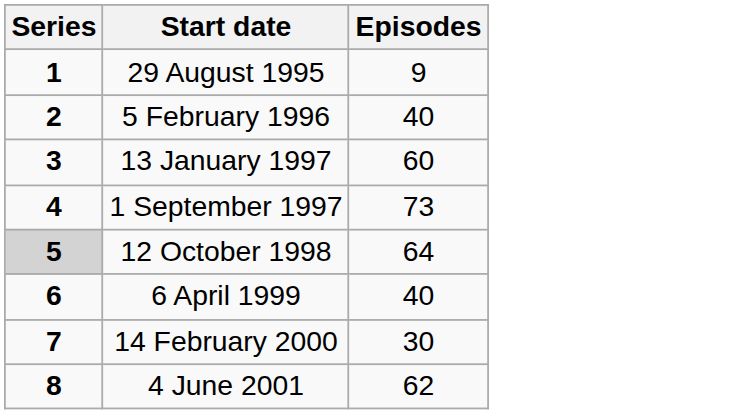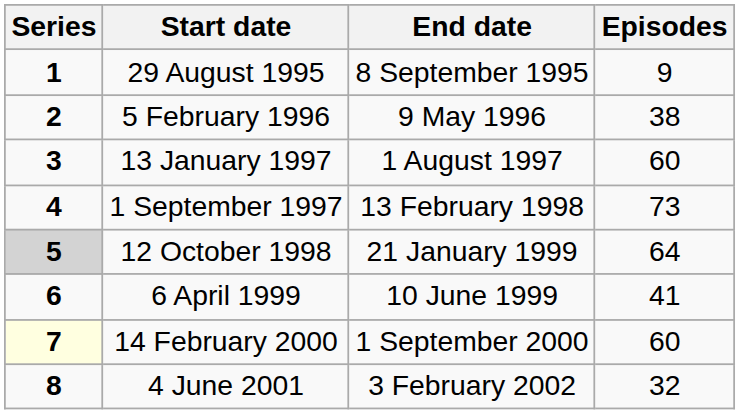+ column: (472, 26)
(419, 116) 40 -> (665, 116) 38
(419, 296) 40 -> (665, 296) 41
(54, 341) no background -> (54, 341) lightyellow background
(419, 341) 30 -> (665, 341) 60
(419, 386) 62 -> (665, 386) 32
